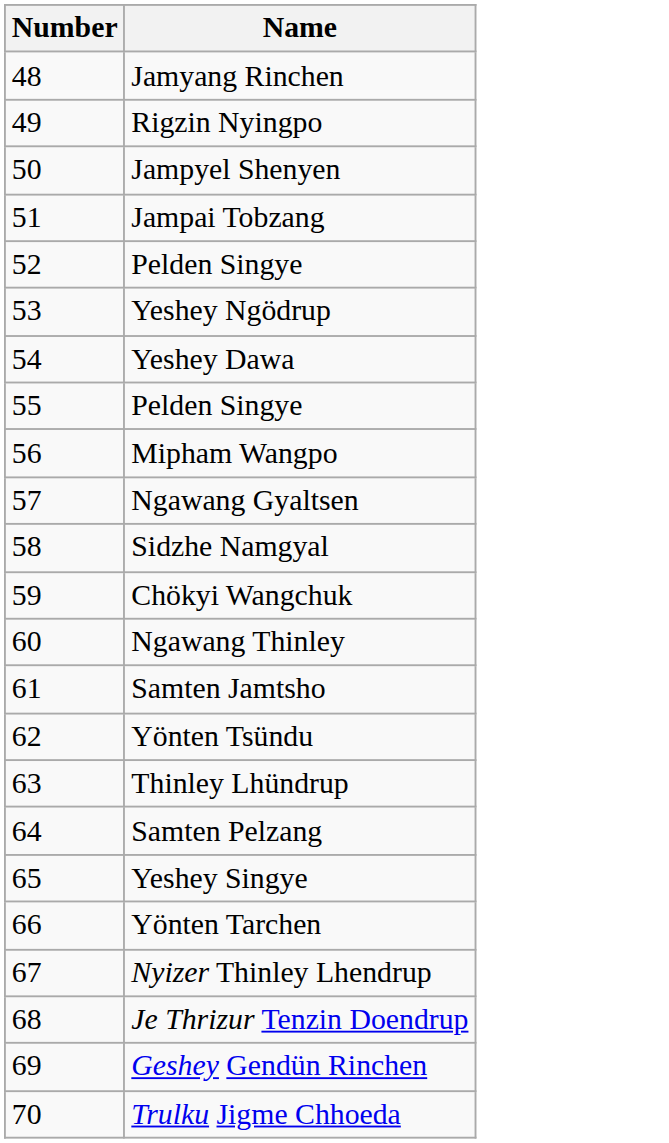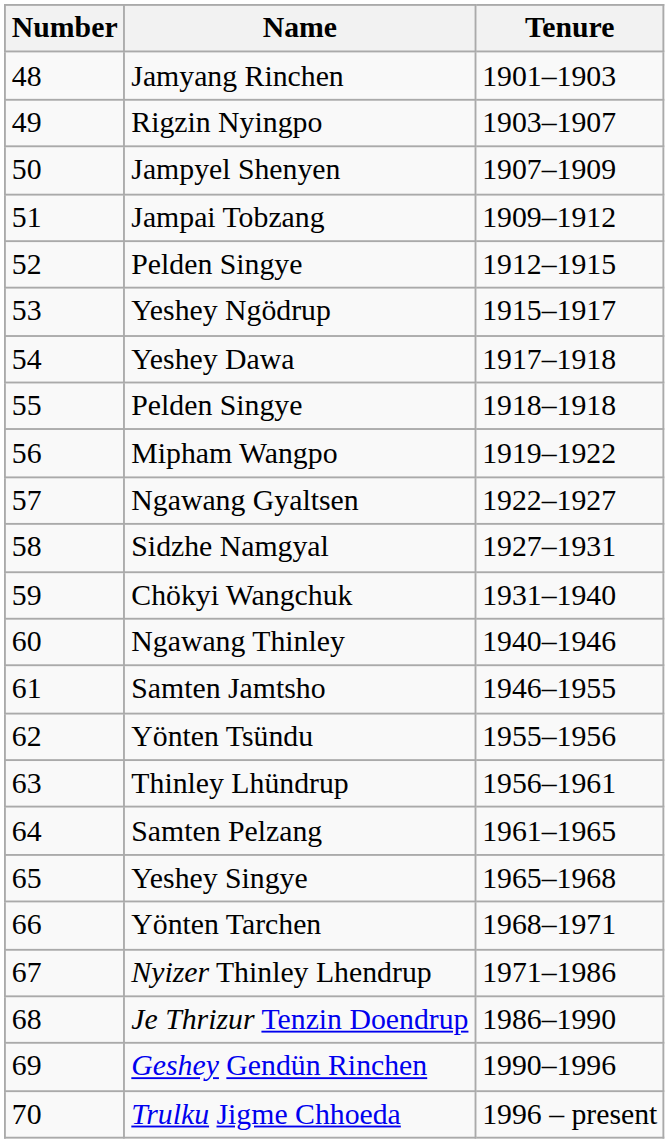+ column: (570, 28)
